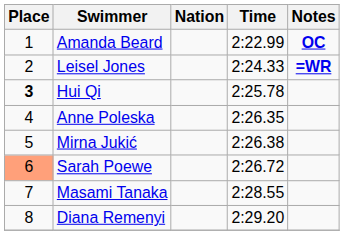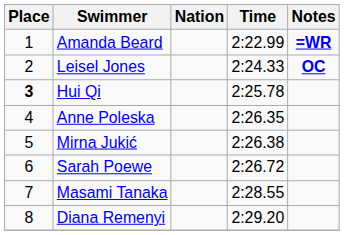(314, 42) OC -> (314, 42) =WR
(314, 67) =WR -> (314, 67) OC
(29, 167) lightsalmon background -> (29, 167) no background
